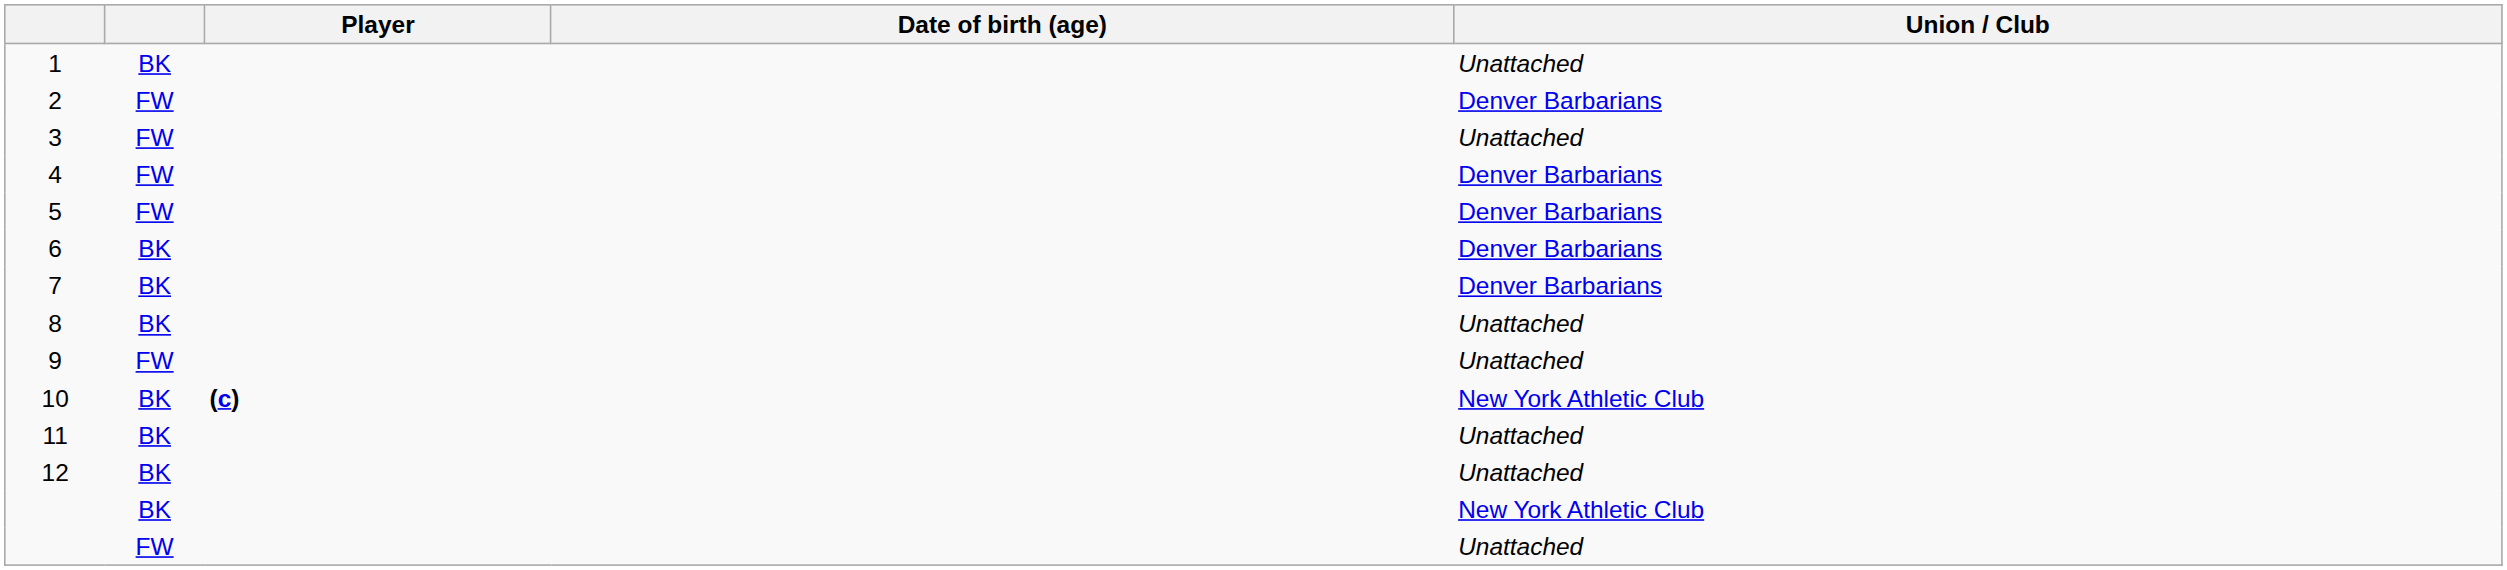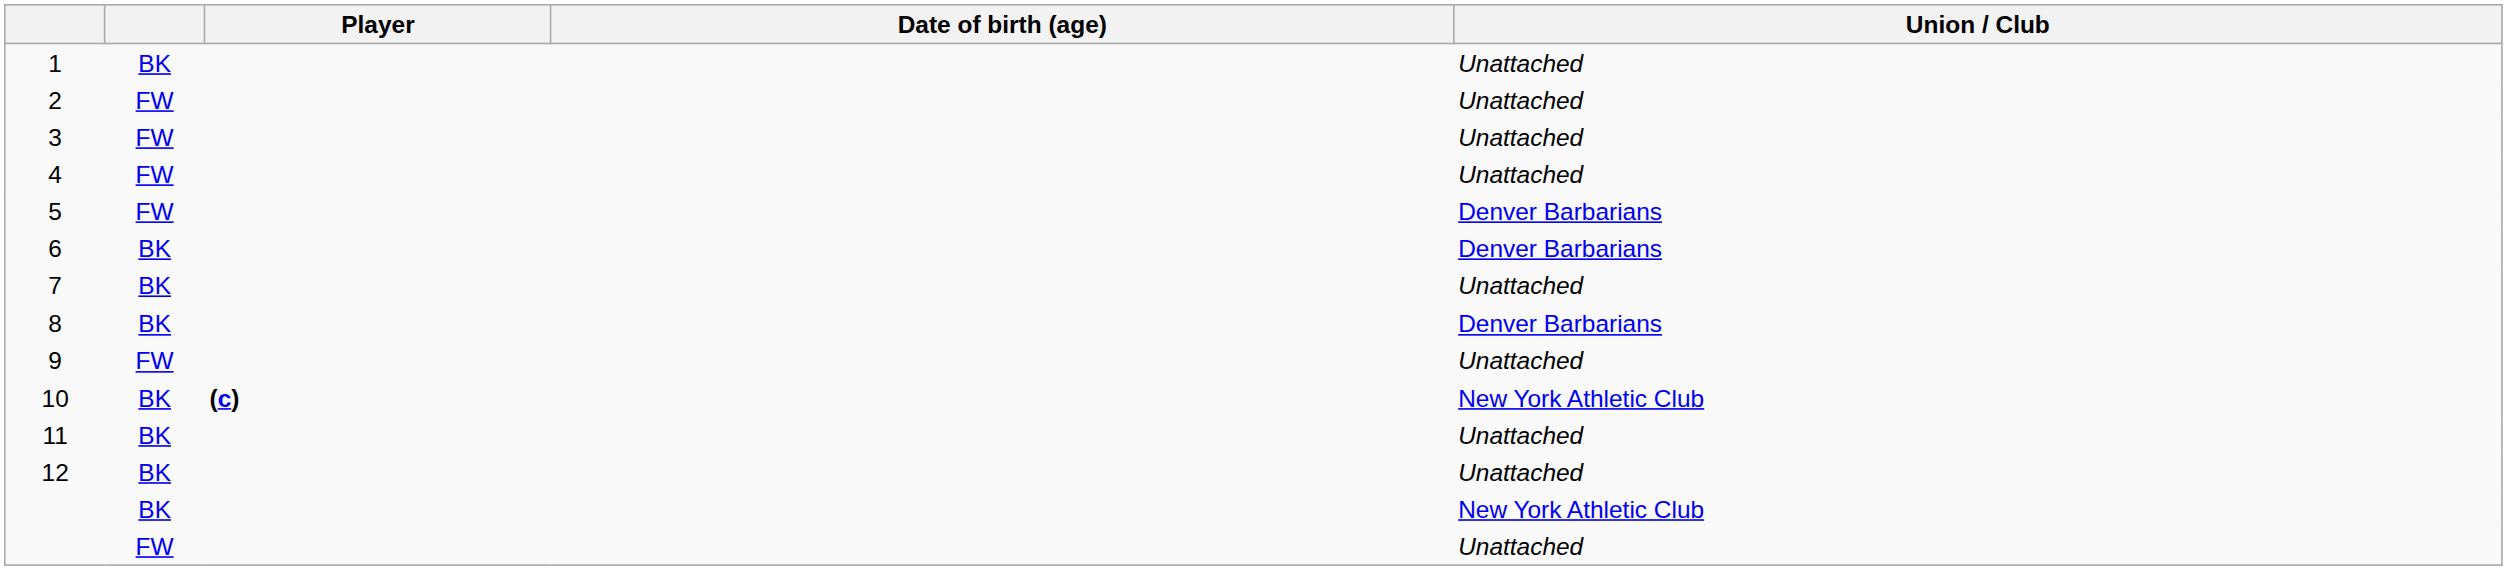(1560, 100) Denver Barbarians -> (1521, 100) Unattached
(1560, 174) Denver Barbarians -> (1521, 174) Unattached
(1560, 286) Denver Barbarians -> (1521, 286) Unattached
(1521, 323) Unattached -> (1560, 323) Denver Barbarians
